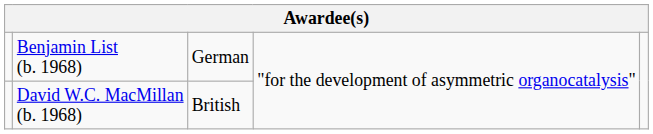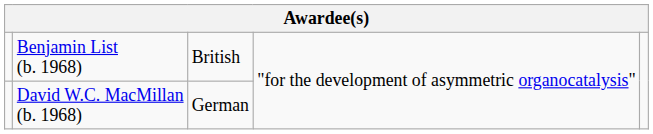(220, 56) German -> (216, 56) British
(216, 104) British -> (220, 104) German
